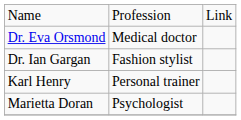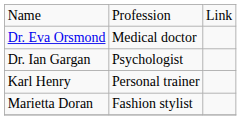(152, 59) Fashion stylist -> (147, 59) Psychologist
(147, 103) Psychologist -> (152, 103) Fashion stylist
